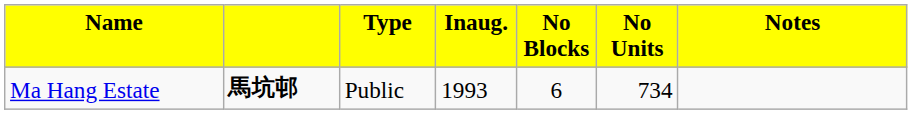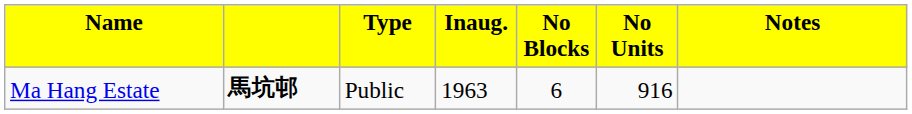(464, 90) 1993 -> (464, 90) 1963
(655, 90) 734 -> (655, 90) 916
